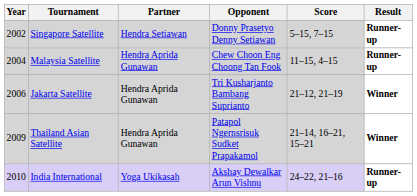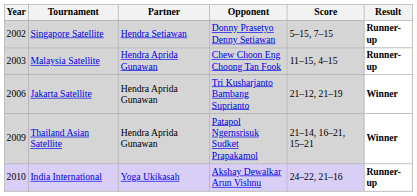(16, 61) 2004 -> (16, 61) 2003
